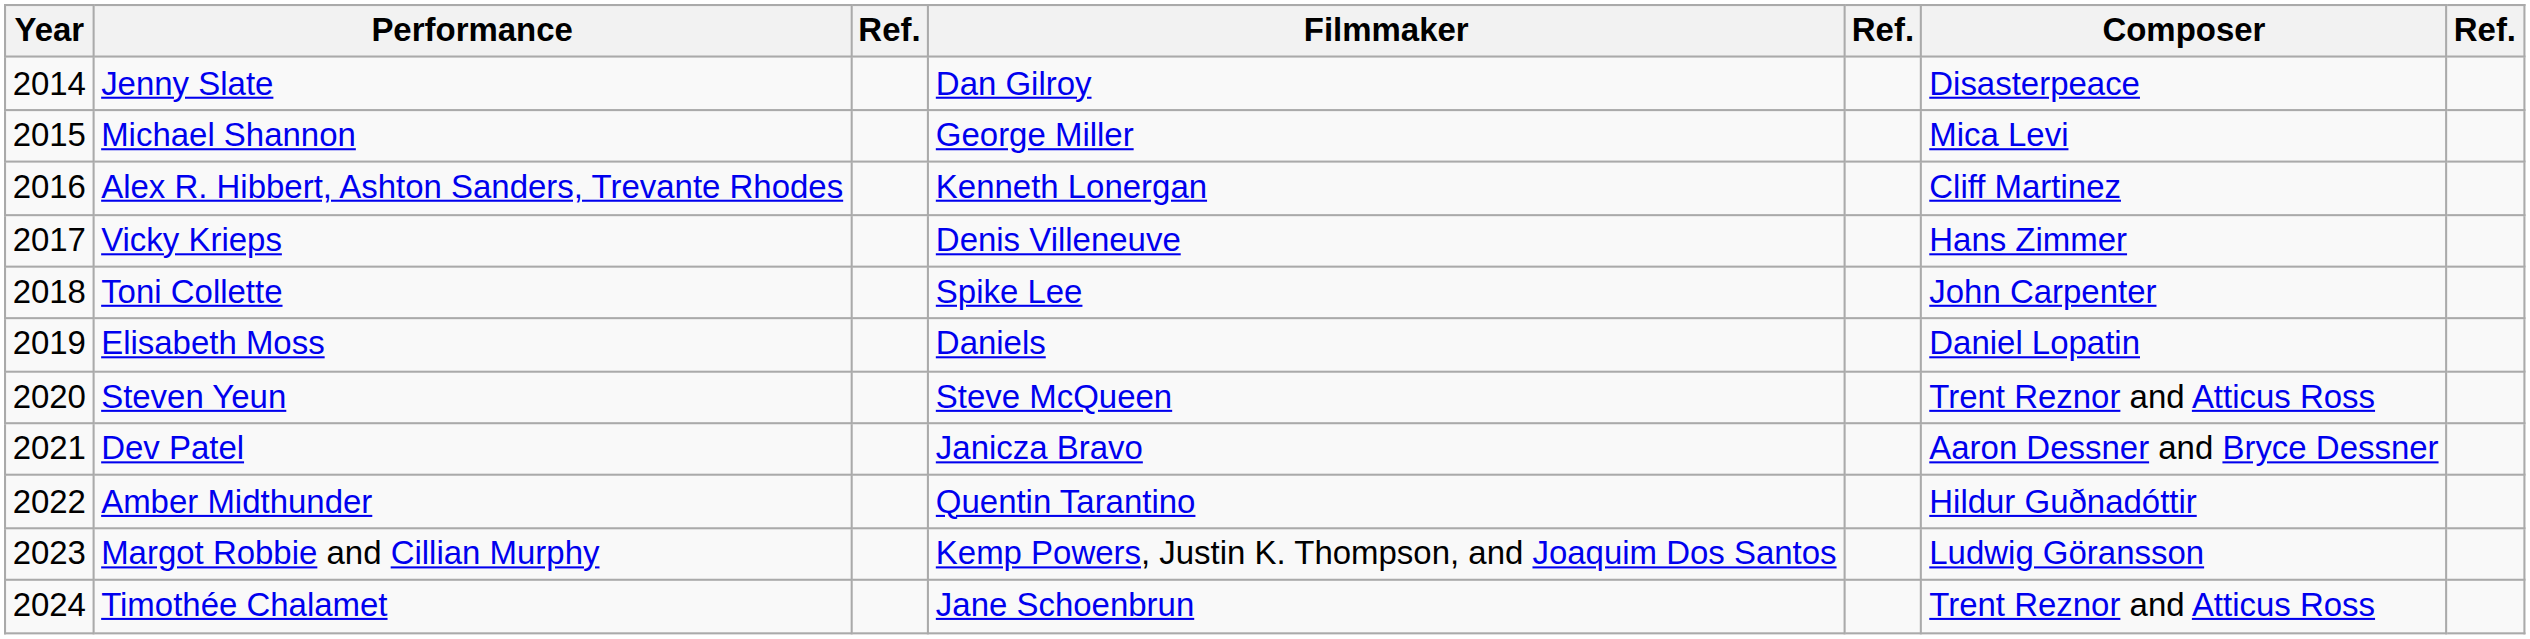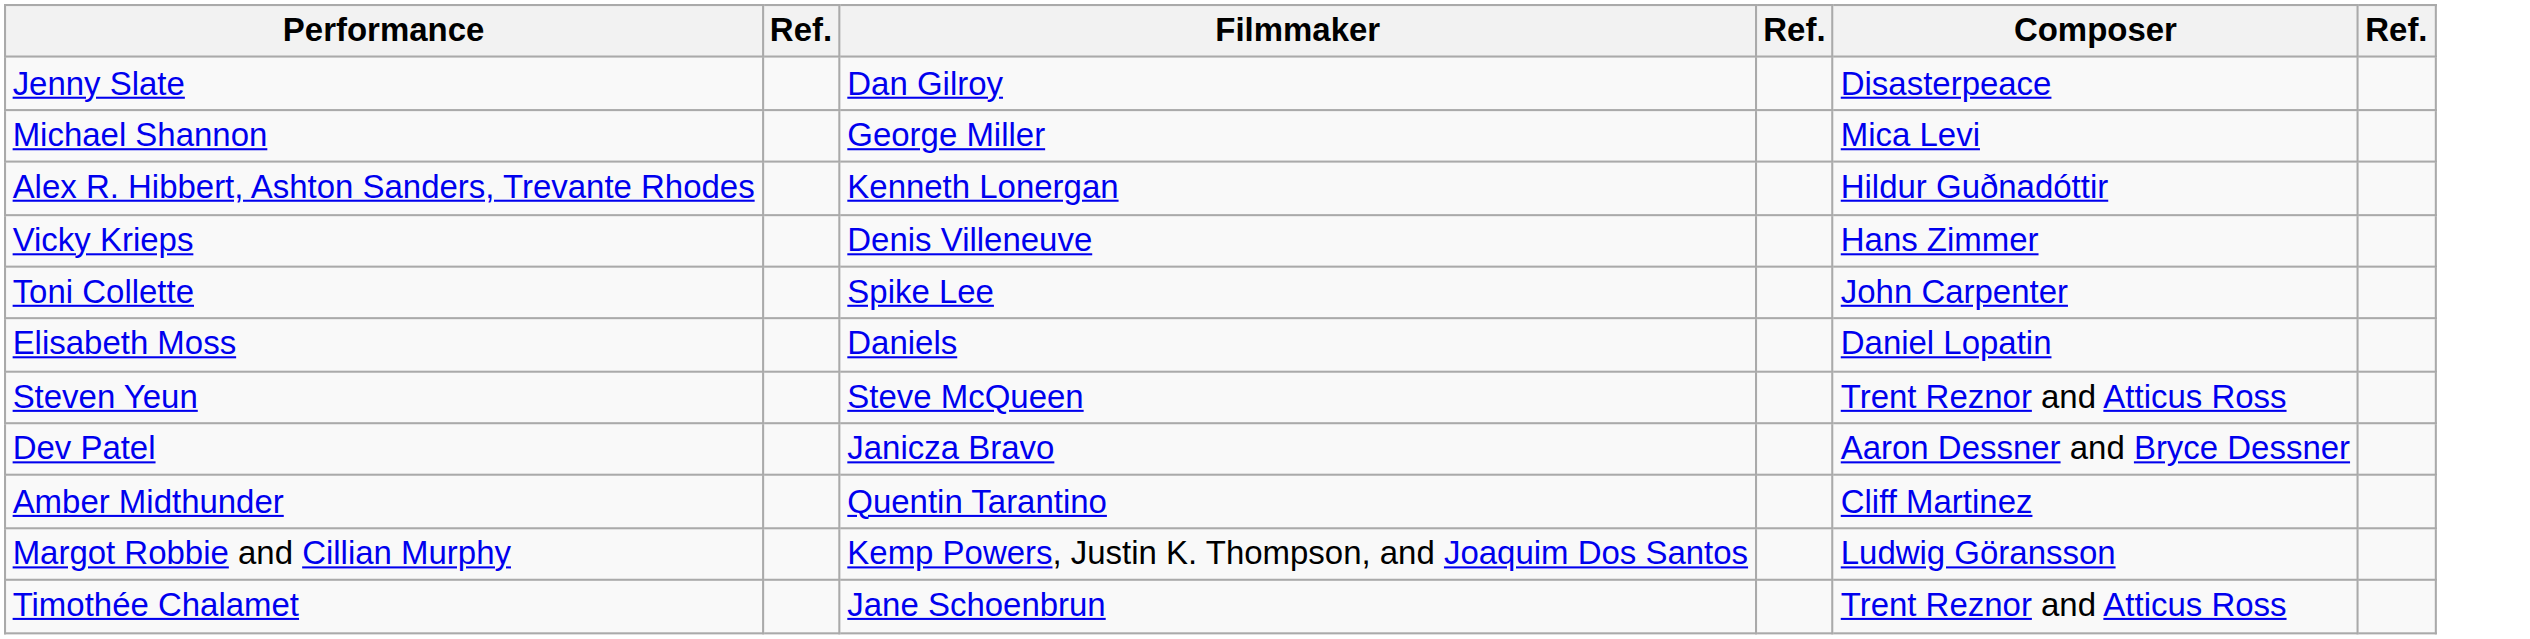- column: (49, 30)
(2025, 187) Cliff Martinez -> (1974, 187) Hildur Guðnadóttir
(2063, 501) Hildur Guðnadóttir -> (1937, 501) Cliff Martinez
